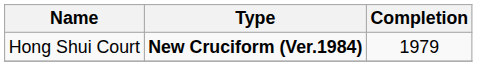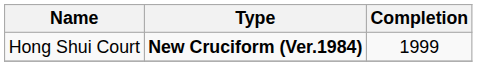(419, 46) 1979 -> (419, 46) 1999
